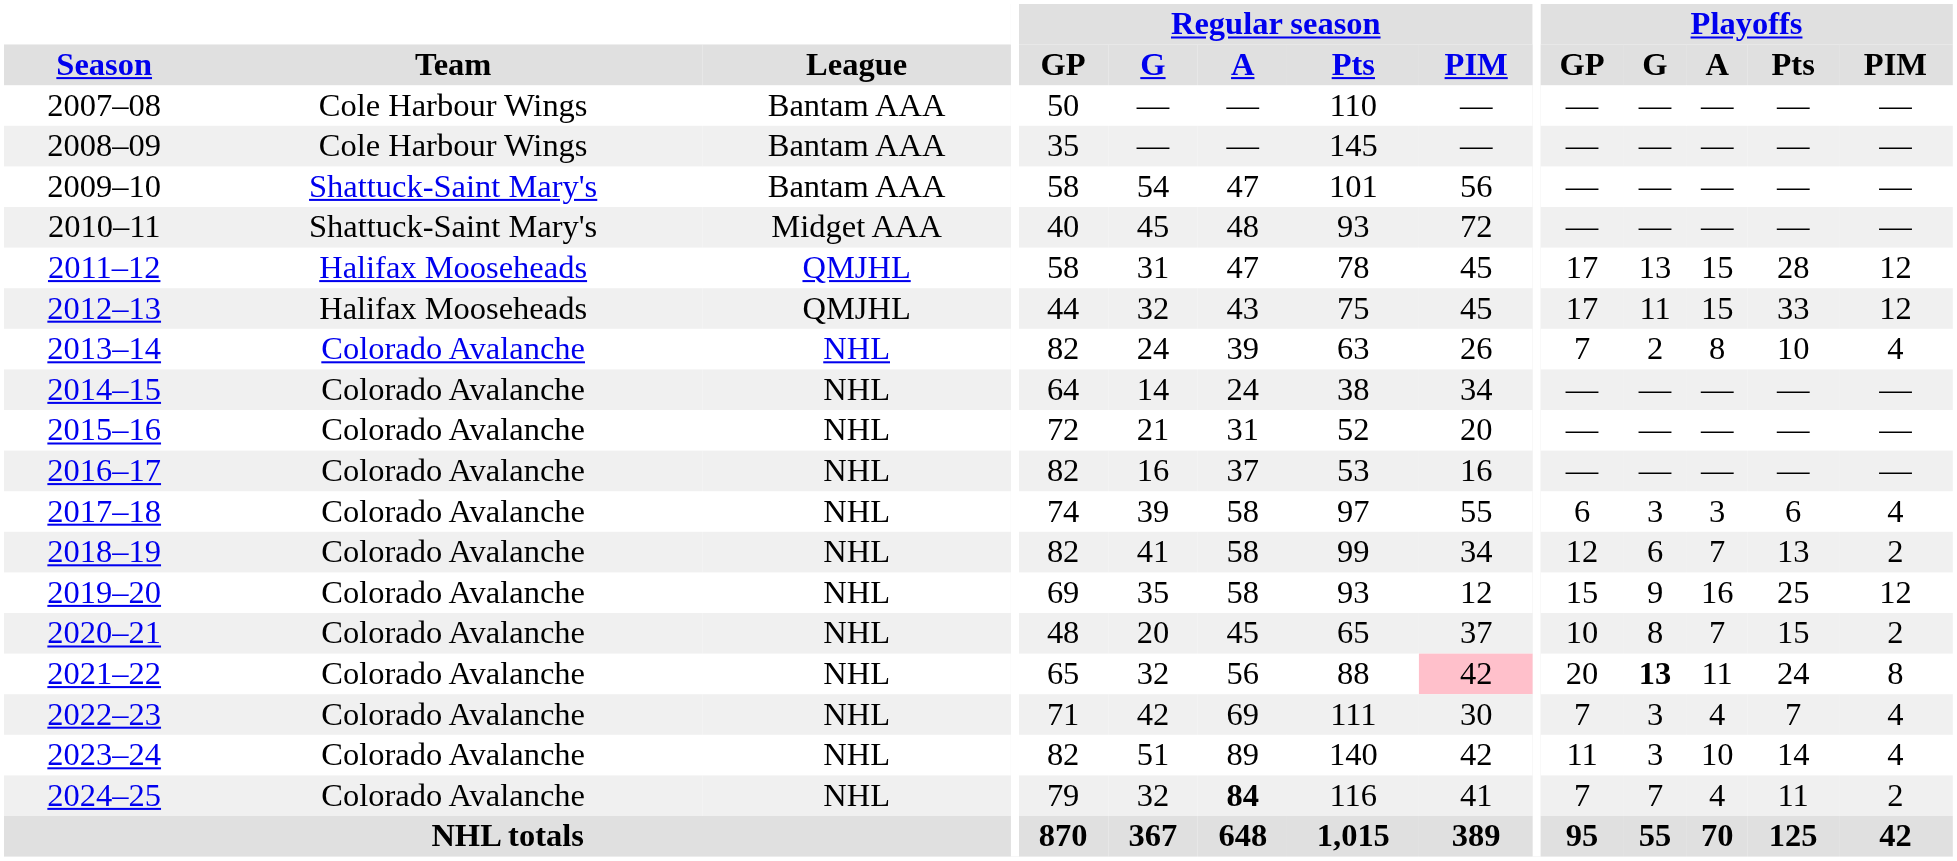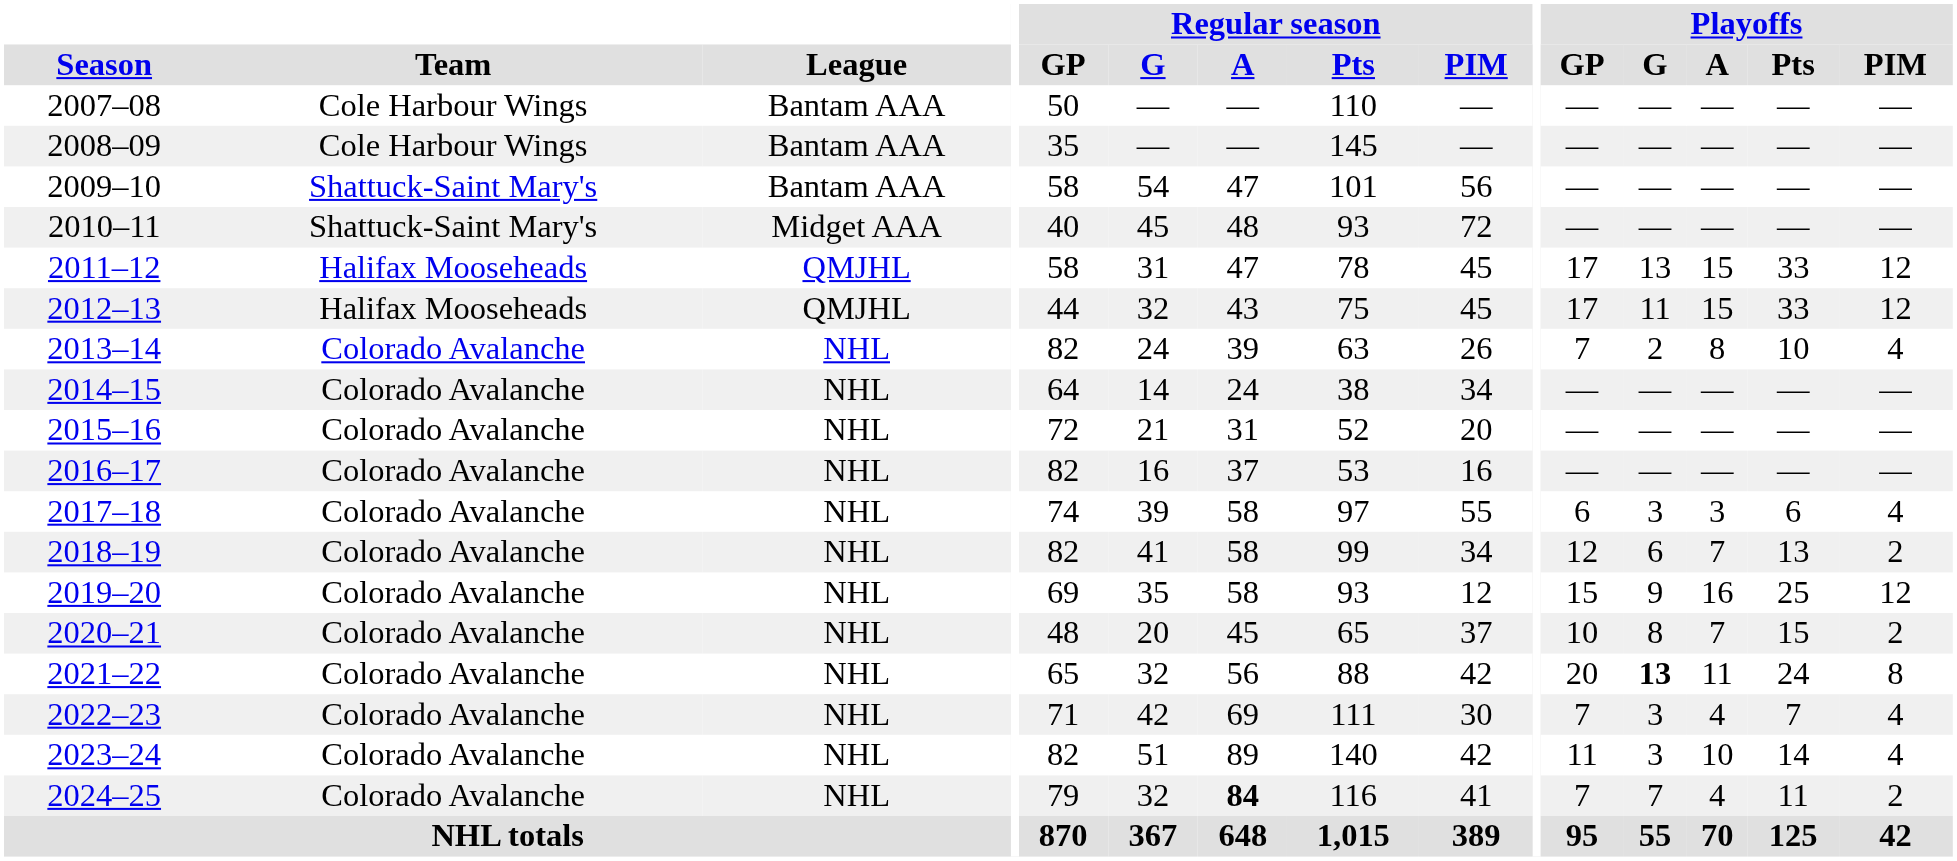(1793, 267) 28 -> (1793, 267) 33
(1476, 673) pink background -> (1476, 673) no background
